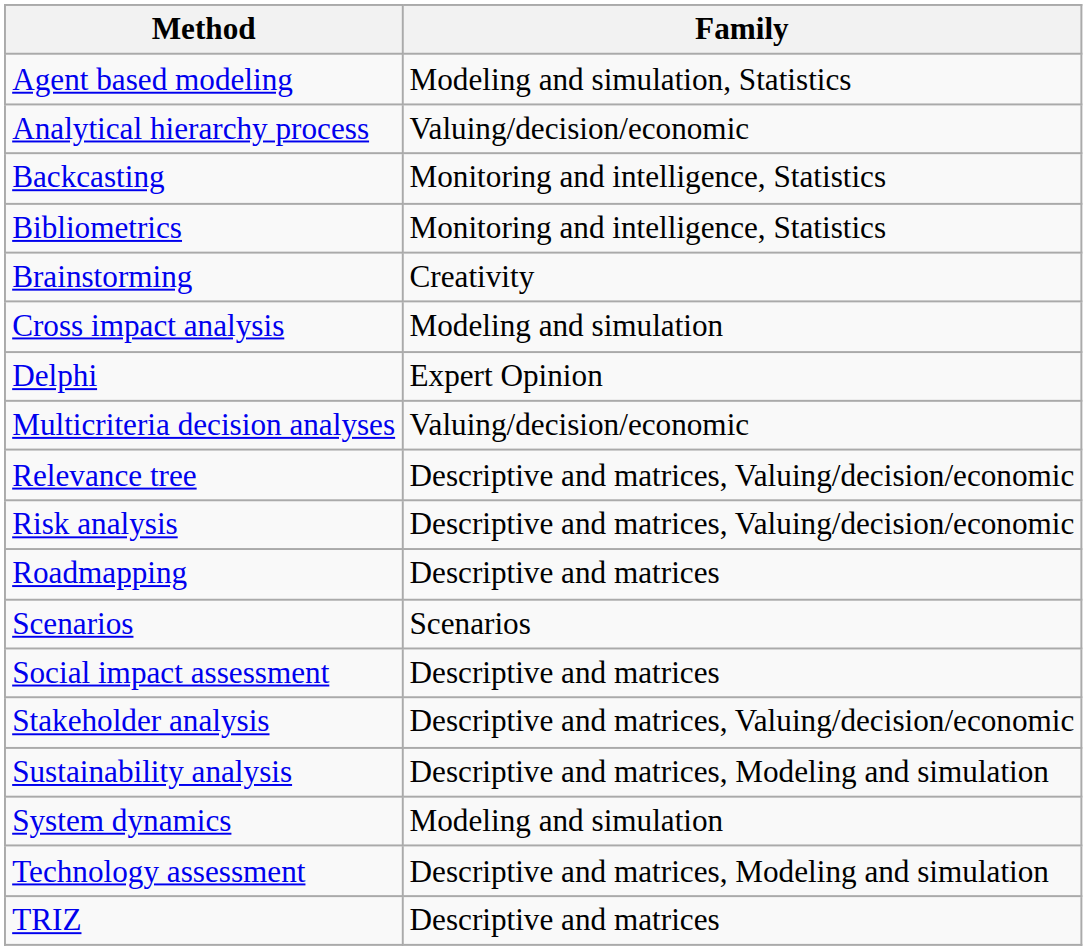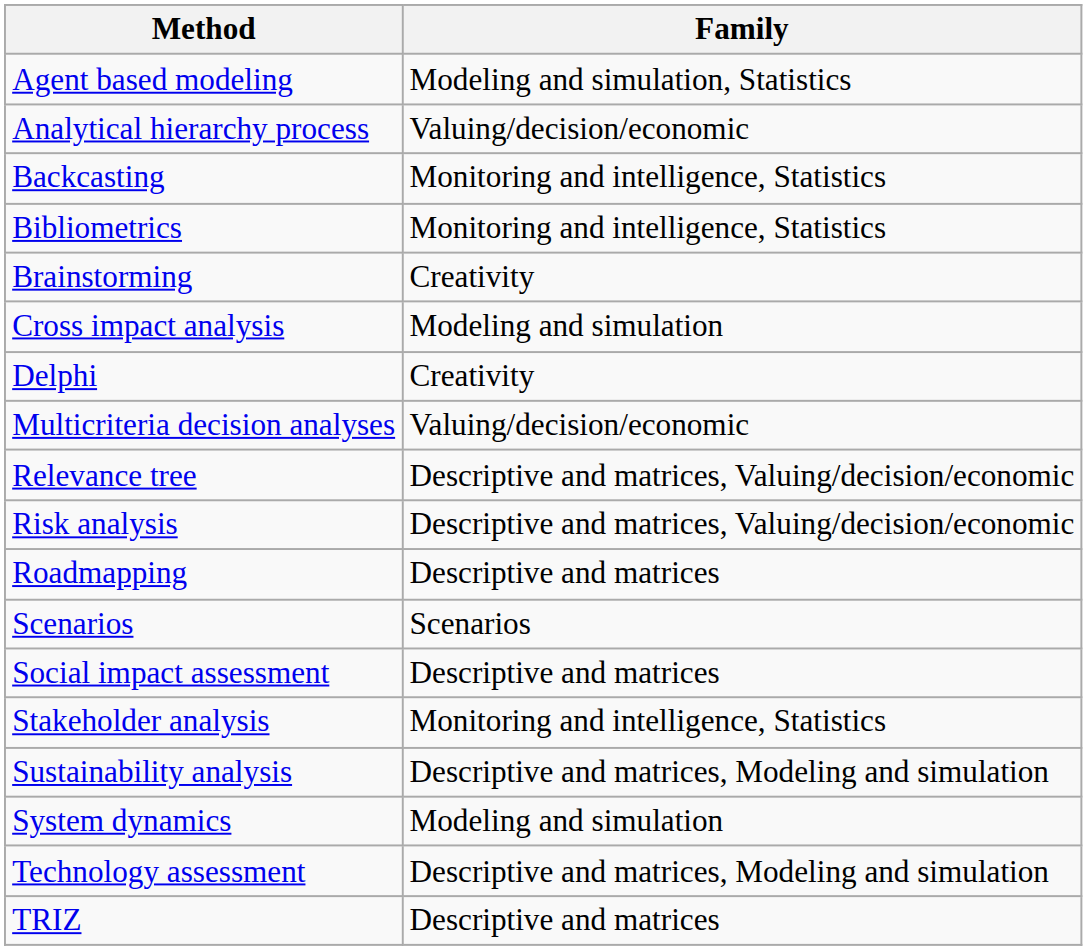(506, 375) Expert Opinion -> (472, 375) Creativity
(742, 721) Descriptive and matrices, Valuing/decision/economic -> (648, 721) Monitoring and intelligence, Statistics
